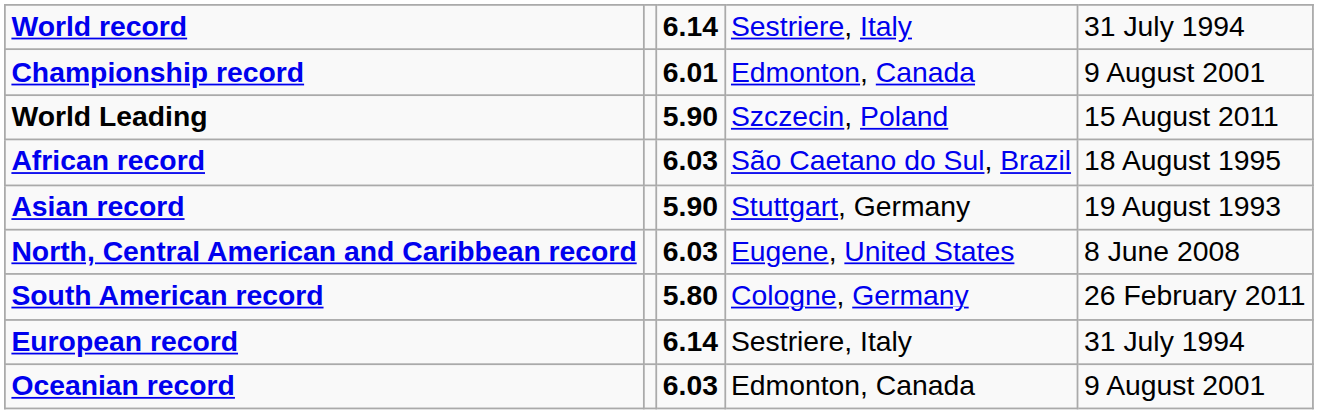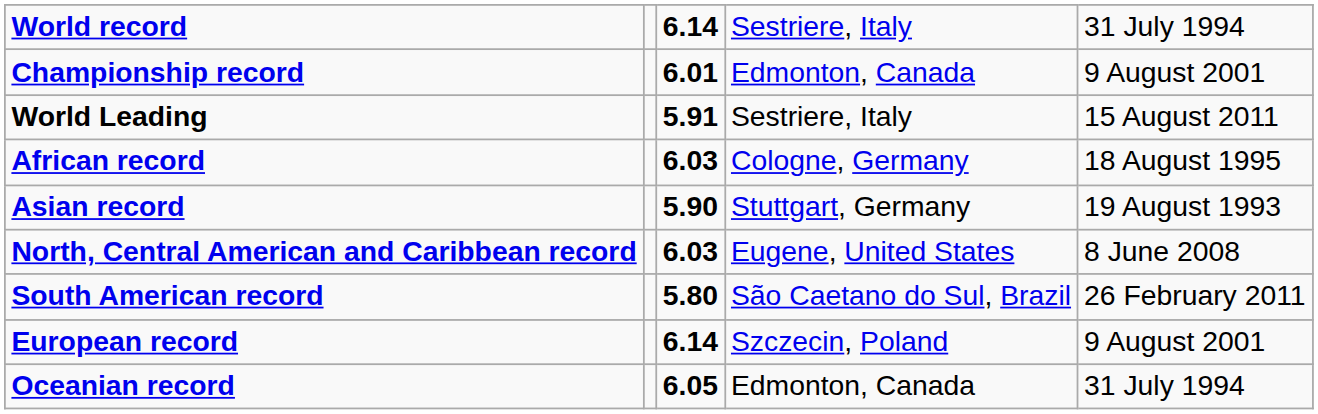(690, 116) 5.90 -> (690, 116) 5.91
(840, 116) Szczecin, Poland -> (821, 116) Sestriere, Italy
(901, 161) São Caetano do Sul, Brazil -> (850, 161) Cologne, Germany
(850, 296) Cologne, Germany -> (901, 296) São Caetano do Sul, Brazil
(821, 341) Sestriere, Italy -> (840, 341) Szczecin, Poland
(1164, 341) 31 July 1994 -> (1175, 341) 9 August 2001
(690, 386) 6.03 -> (690, 386) 6.05
(1175, 386) 9 August 2001 -> (1164, 386) 31 July 1994
